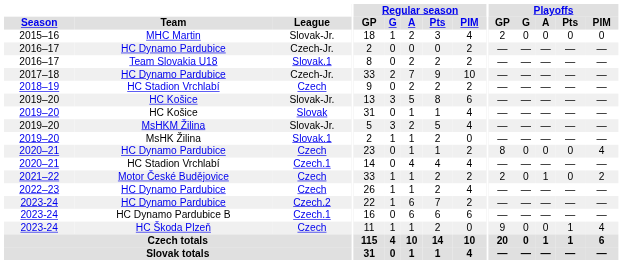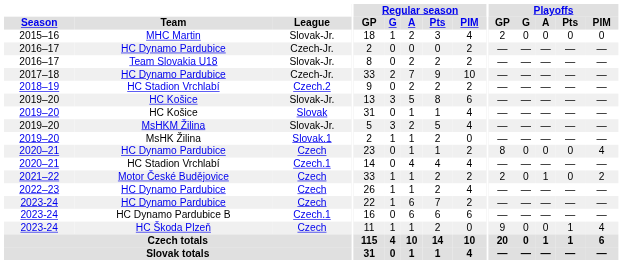(312, 61) Slovak.1 -> (312, 61) Slovak-Jr.
(312, 87) Czech -> (312, 87) Czech.2
(312, 202) Czech.2 -> (312, 202) Czech
